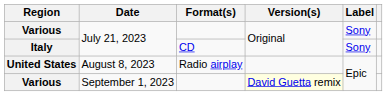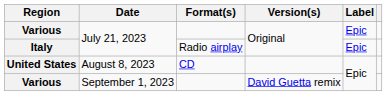(358, 30) Sony -> (356, 30) Epic
(187, 47) CD -> (211, 47) Radio airplay
(358, 47) Sony -> (356, 47) Epic
(211, 64) Radio airplay -> (187, 64) CD
(294, 82) lightyellow background -> (294, 82) no background
